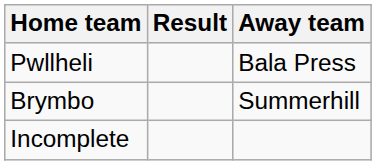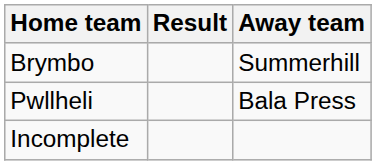rows swapped: (52, 100) <-> (52, 62)
